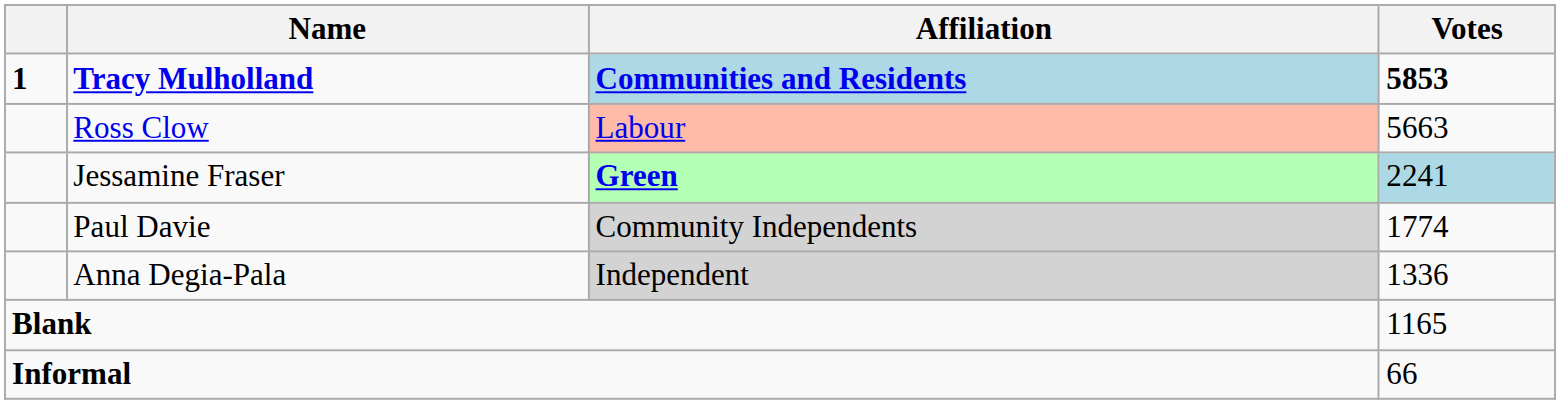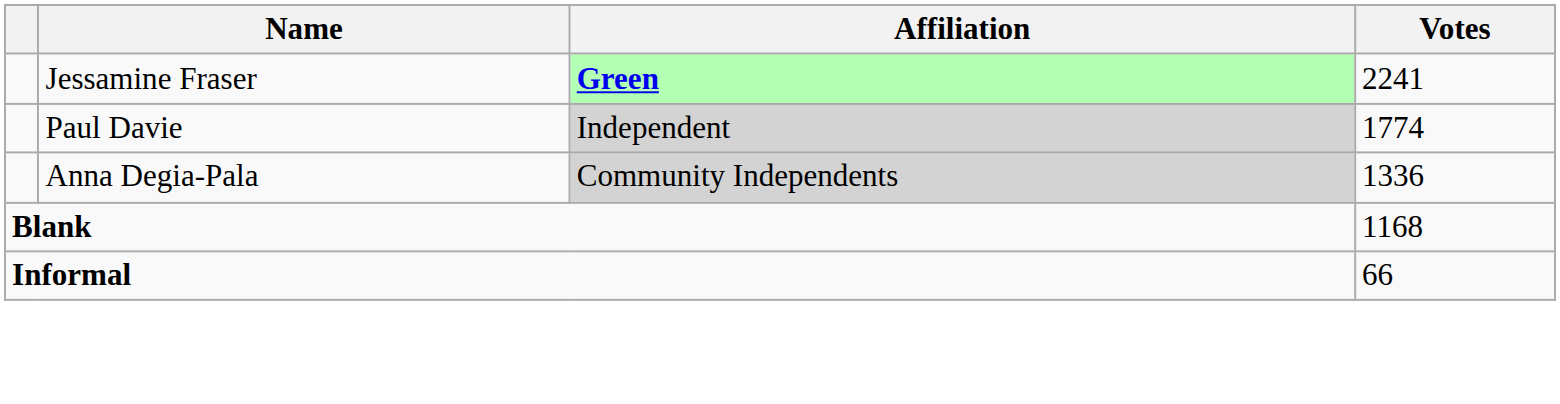- row: (193, 78)
- row: (141, 127)
(1417, 176) lightblue background -> (1393, 78) no background
(756, 226) Community Independents -> (653, 127) Independent
(672, 275) Independent -> (738, 176) Community Independents
(1417, 324) 1165 -> (1392, 226) 1168
